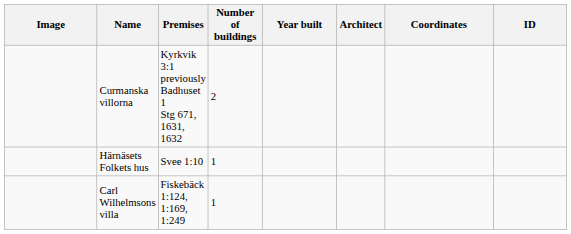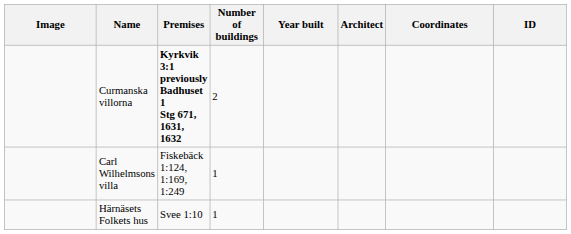(183, 96) normal -> (184, 96) bold
rows swapped: (124, 161) <-> (128, 202)
